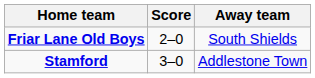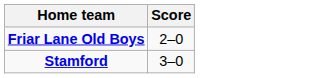- column: (253, 15)
